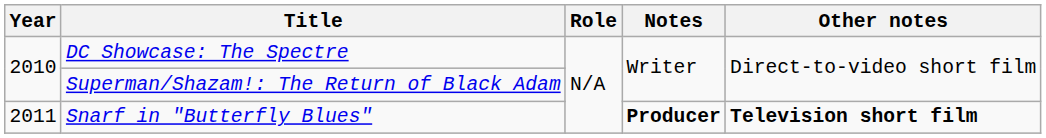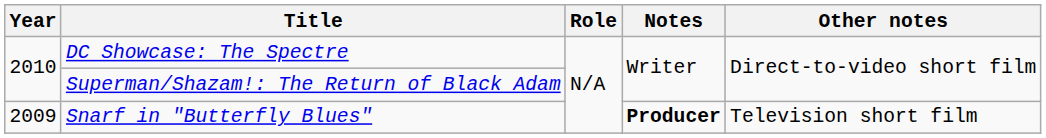(33, 117) 2011 -> (33, 117) 2009
(854, 117) bold -> (854, 117) normal
